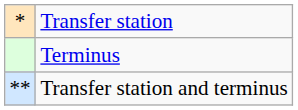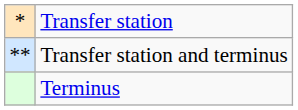rows swapped: (80, 54) <-> (164, 88)
